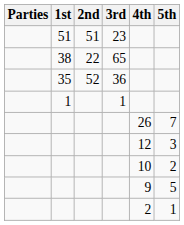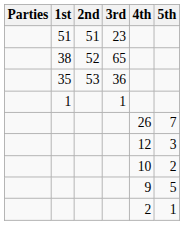(93, 58) 22 -> (93, 58) 52
(93, 79) 52 -> (93, 79) 53
